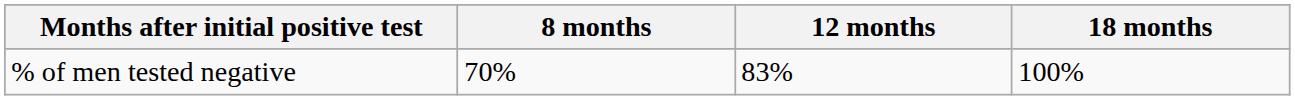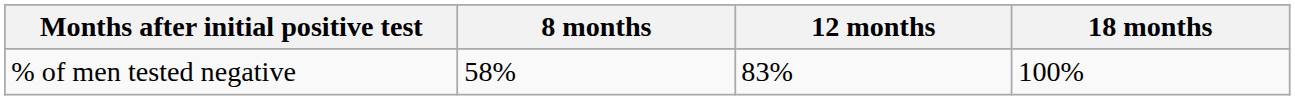(490, 71) 70% -> (490, 71) 58%
